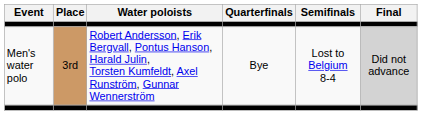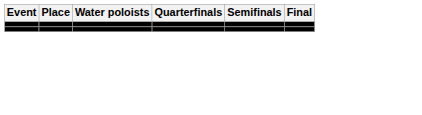- row: (21, 65)
